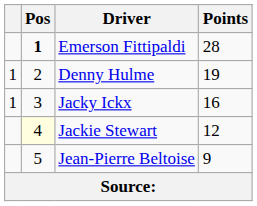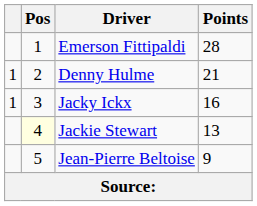(38, 46) bold -> (38, 46) normal
(211, 74) 19 -> (211, 74) 21
(211, 131) 12 -> (211, 131) 13
